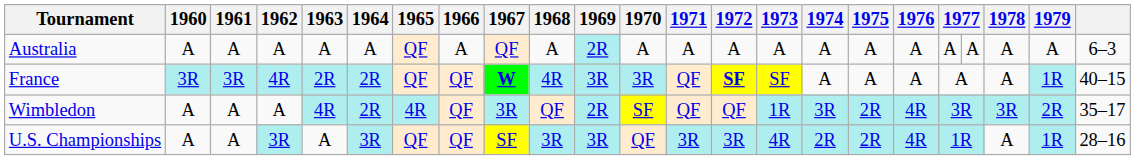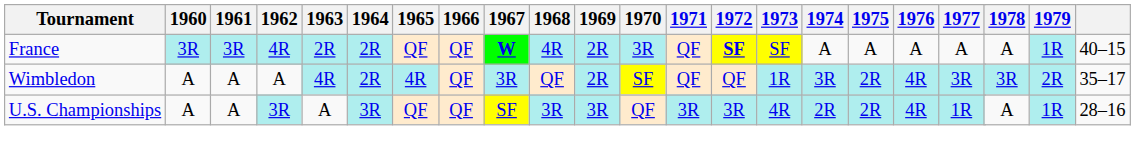- row: (43, 48)
(598, 78) 3R -> (598, 48) 2R
